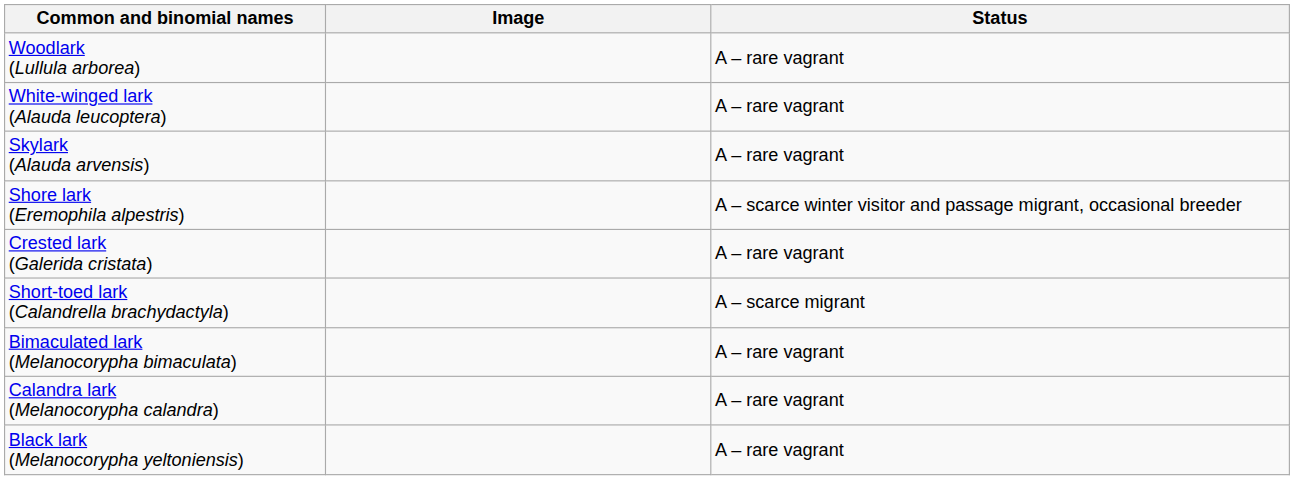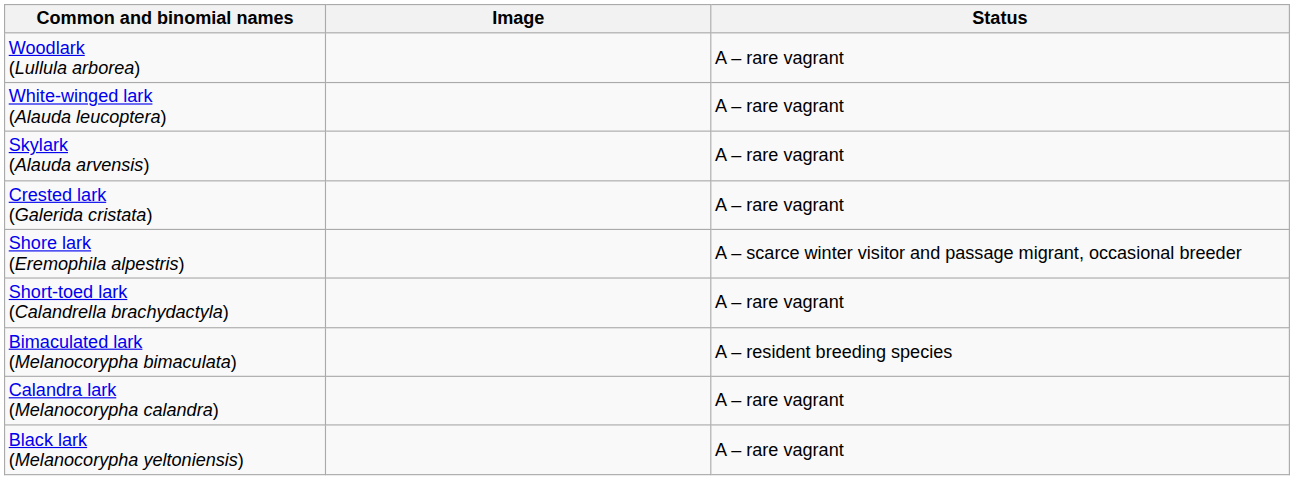rows swapped: (81, 253) <-> (97, 204)
(790, 302) A – scarce migrant -> (779, 302) A – rare vagrant
(779, 351) A – rare vagrant -> (834, 351) A – resident breeding species
